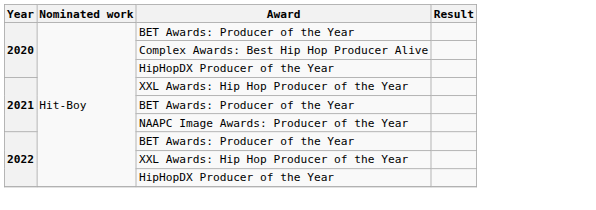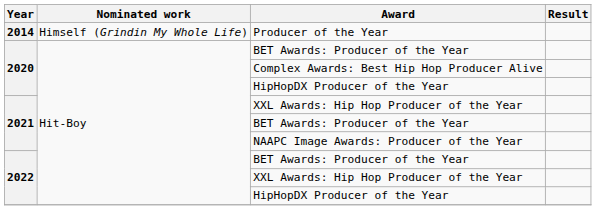+ row: (21, 32)
